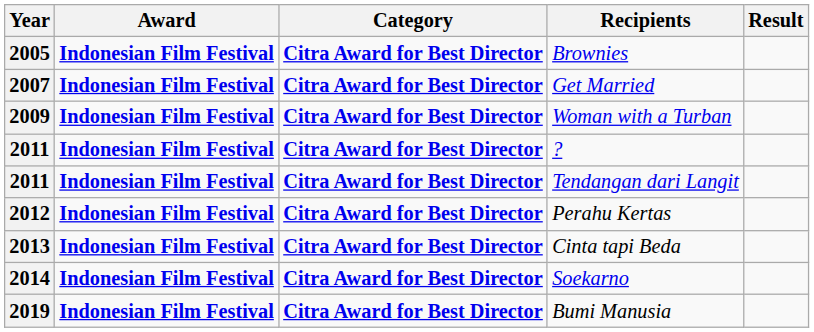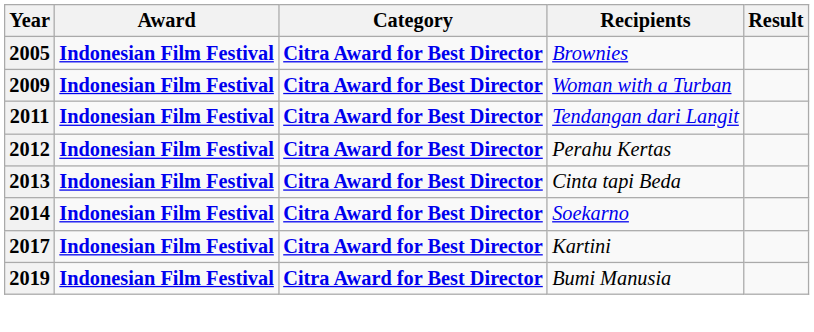- row: (30, 85)
- row: (30, 149)
+ row: (30, 246)
